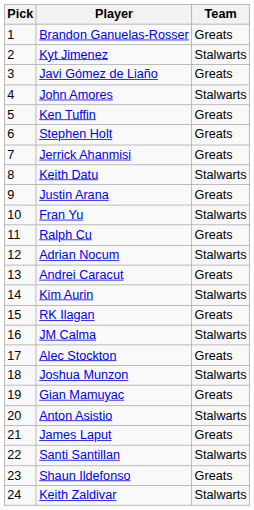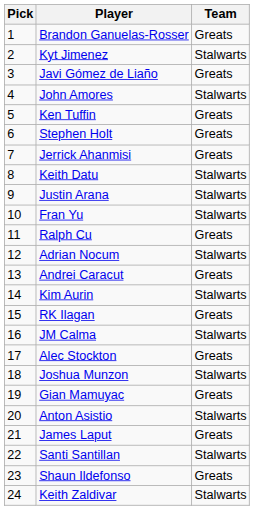(214, 194) Greats -> (221, 194) Stalwarts
